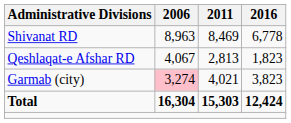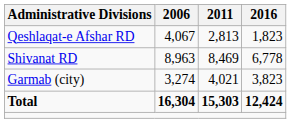rows swapped: (71, 58) <-> (43, 36)
(180, 79) pink background -> (180, 79) no background
